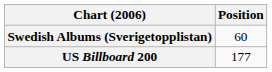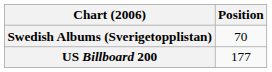(241, 36) 60 -> (241, 36) 70
